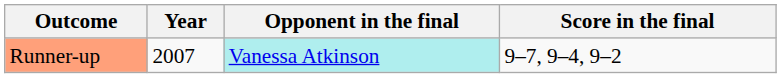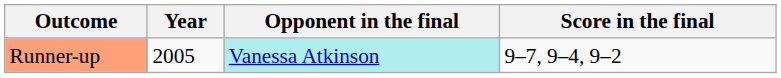(174, 55) 2007 -> (174, 55) 2005
